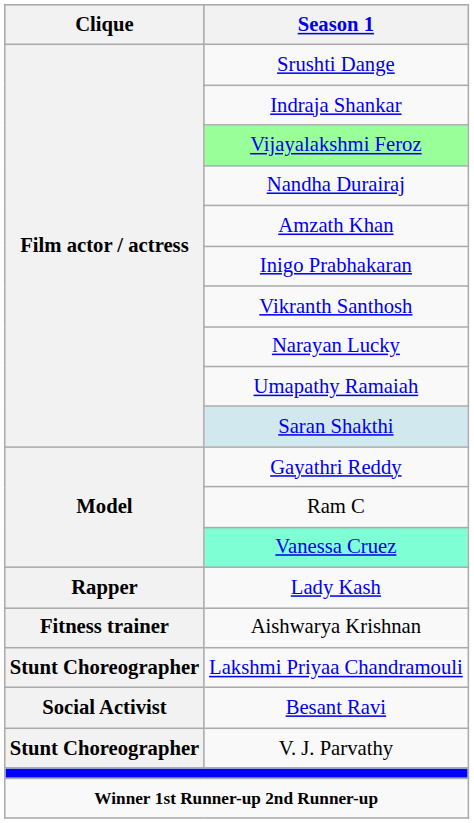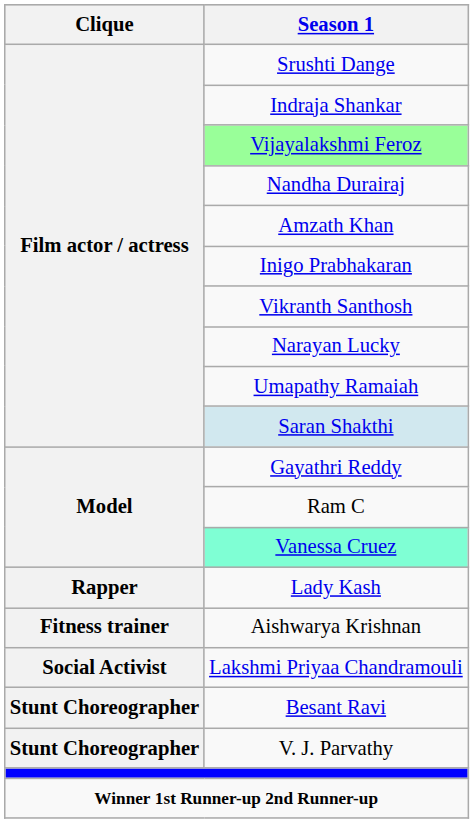(104, 667) Stunt Choreographer -> (104, 667) Social Activist
(104, 707) Social Activist -> (104, 707) Stunt Choreographer
